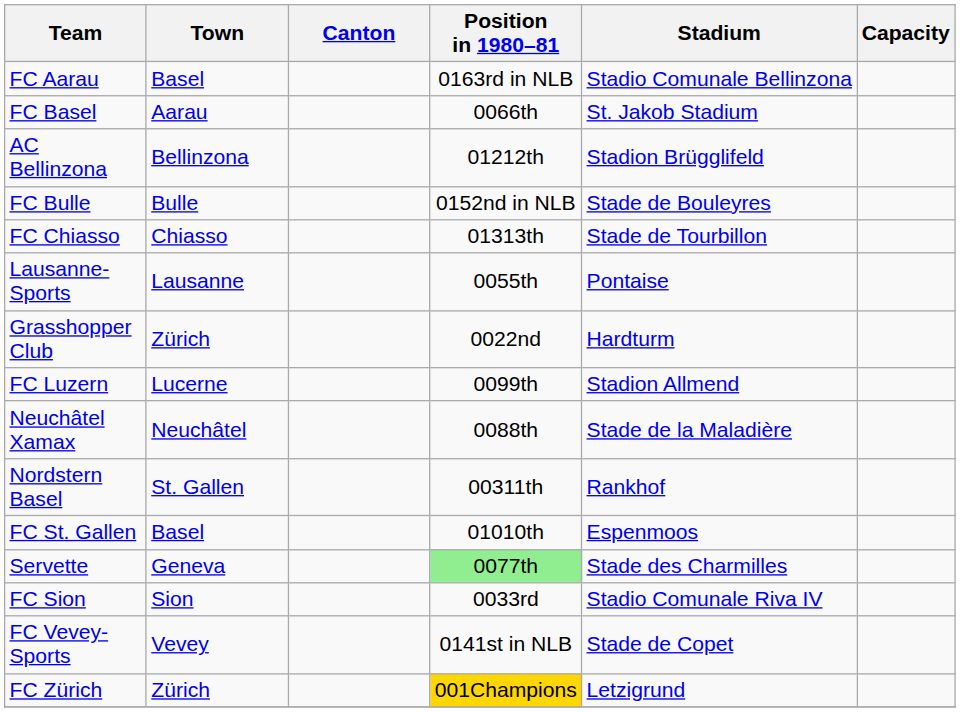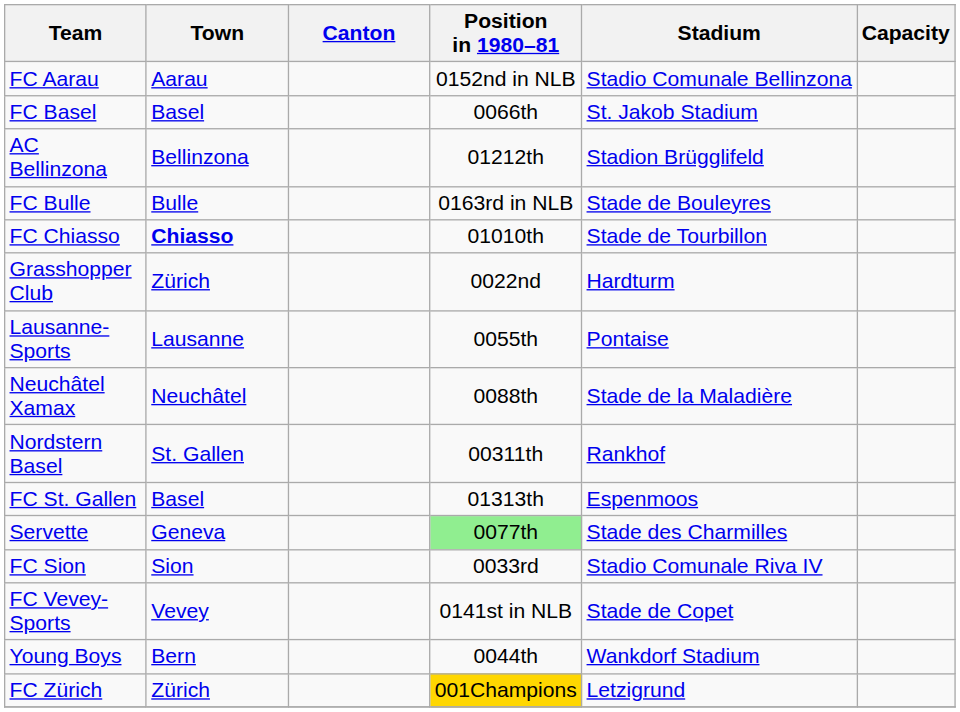(178, 78) Basel -> (179, 78) Aarau
(506, 78) 0163rd in NLB -> (506, 78) 0152nd in NLB
(179, 111) Aarau -> (178, 111) Basel
(506, 202) 0152nd in NLB -> (506, 202) 0163rd in NLB
(189, 236) normal -> (192, 236) bold
(506, 236) 01313th -> (506, 236) 01010th
rows swapped: (71, 338) <-> (59, 281)
- row: (59, 384)
(506, 532) 01010th -> (506, 498) 01313th
+ row: (66, 656)
